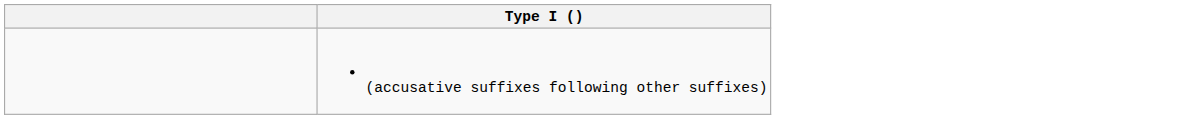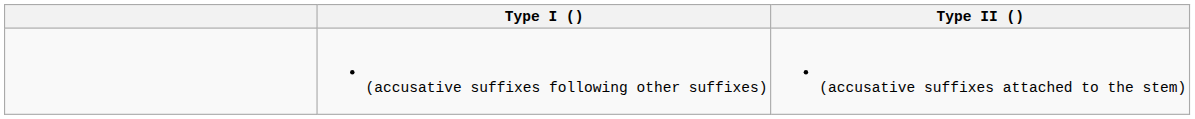+ column: (980, 16)
